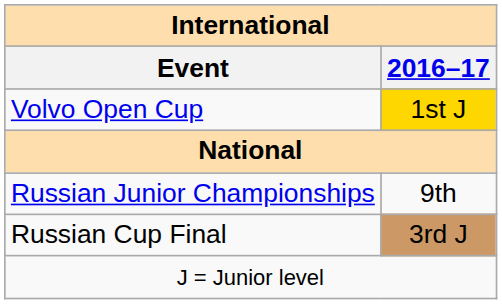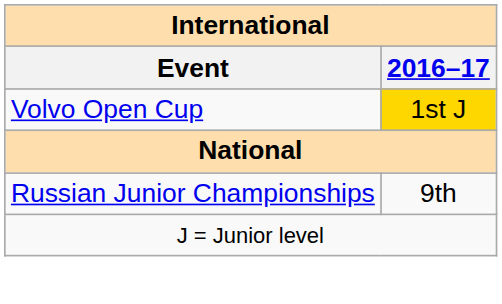- row: (119, 234)
